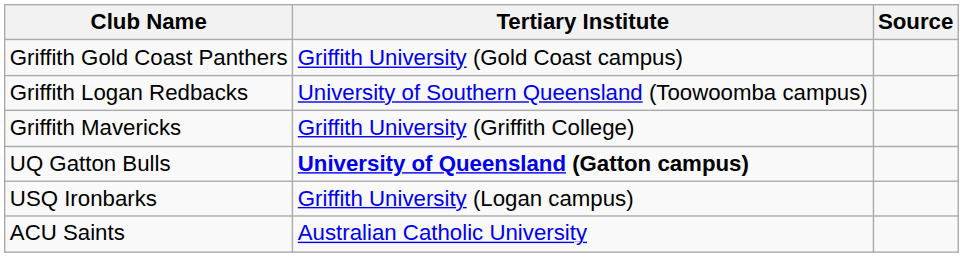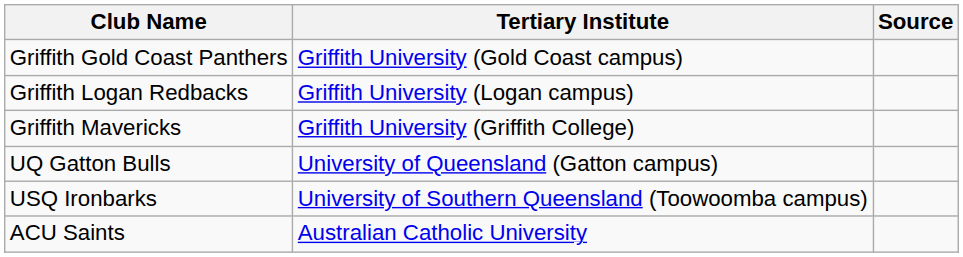(583, 92) University of Southern Queensland (Toowoomba campus) -> (466, 92) Griffith University (Logan campus)
(523, 163) bold -> (508, 163) normal
(466, 198) Griffith University (Logan campus) -> (583, 198) University of Southern Queensland (Toowoomba campus)
